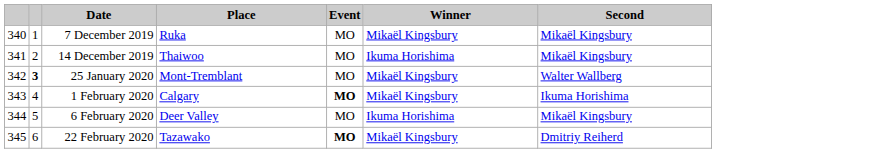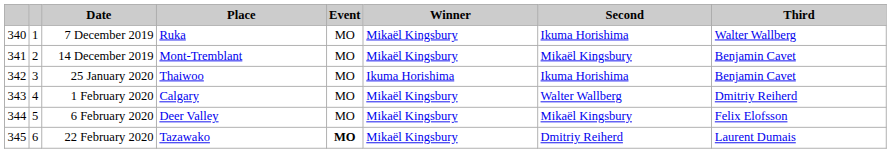+ column: (799, 14)
(586, 34) Mikaël Kingsbury -> (585, 34) Ikuma Horishima
(182, 55) Thaiwoo -> (201, 55) Mont-Tremblant
(410, 55) Ikuma Horishima -> (412, 55) Mikaël Kingsbury
(35, 75) bold -> (35, 75) normal
(201, 75) Mont-Tremblant -> (182, 75) Thaiwoo
(412, 75) Mikaël Kingsbury -> (410, 75) Ikuma Horishima
(581, 75) Walter Wallberg -> (585, 75) Ikuma Horishima
(345, 96) bold -> (345, 96) normal
(585, 96) Ikuma Horishima -> (581, 96) Walter Wallberg
(410, 116) Ikuma Horishima -> (412, 116) Mikaël Kingsbury
